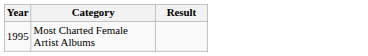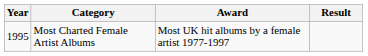+ column: (232, 13)
